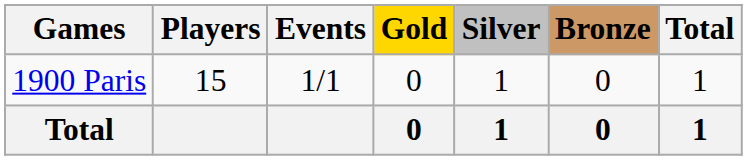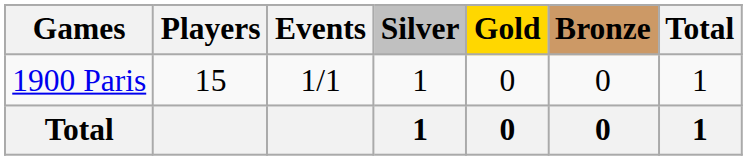columns swapped: (414, 29) <-> (501, 29)
